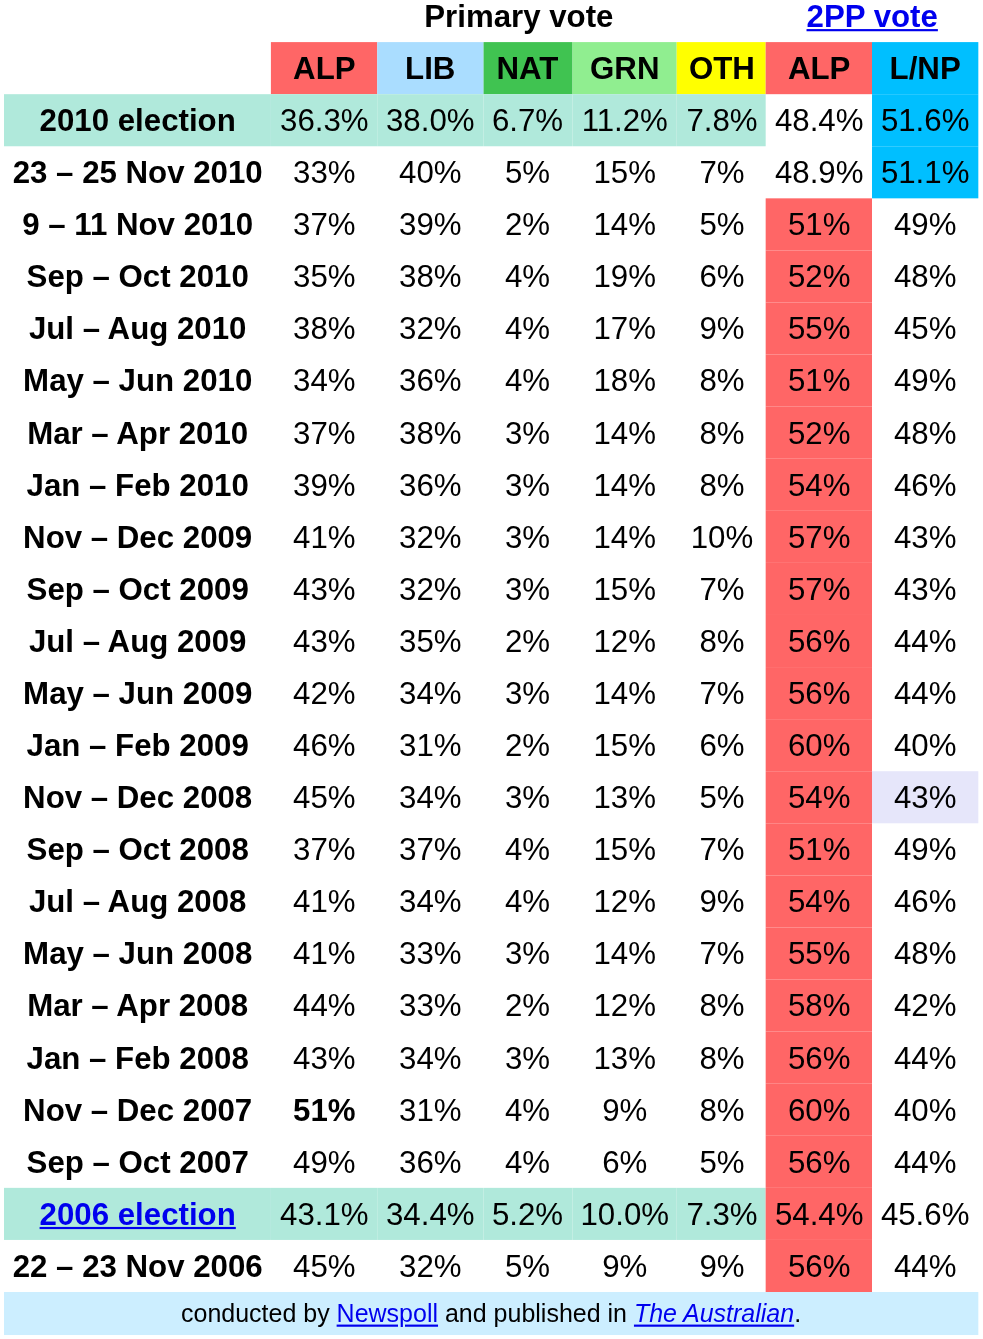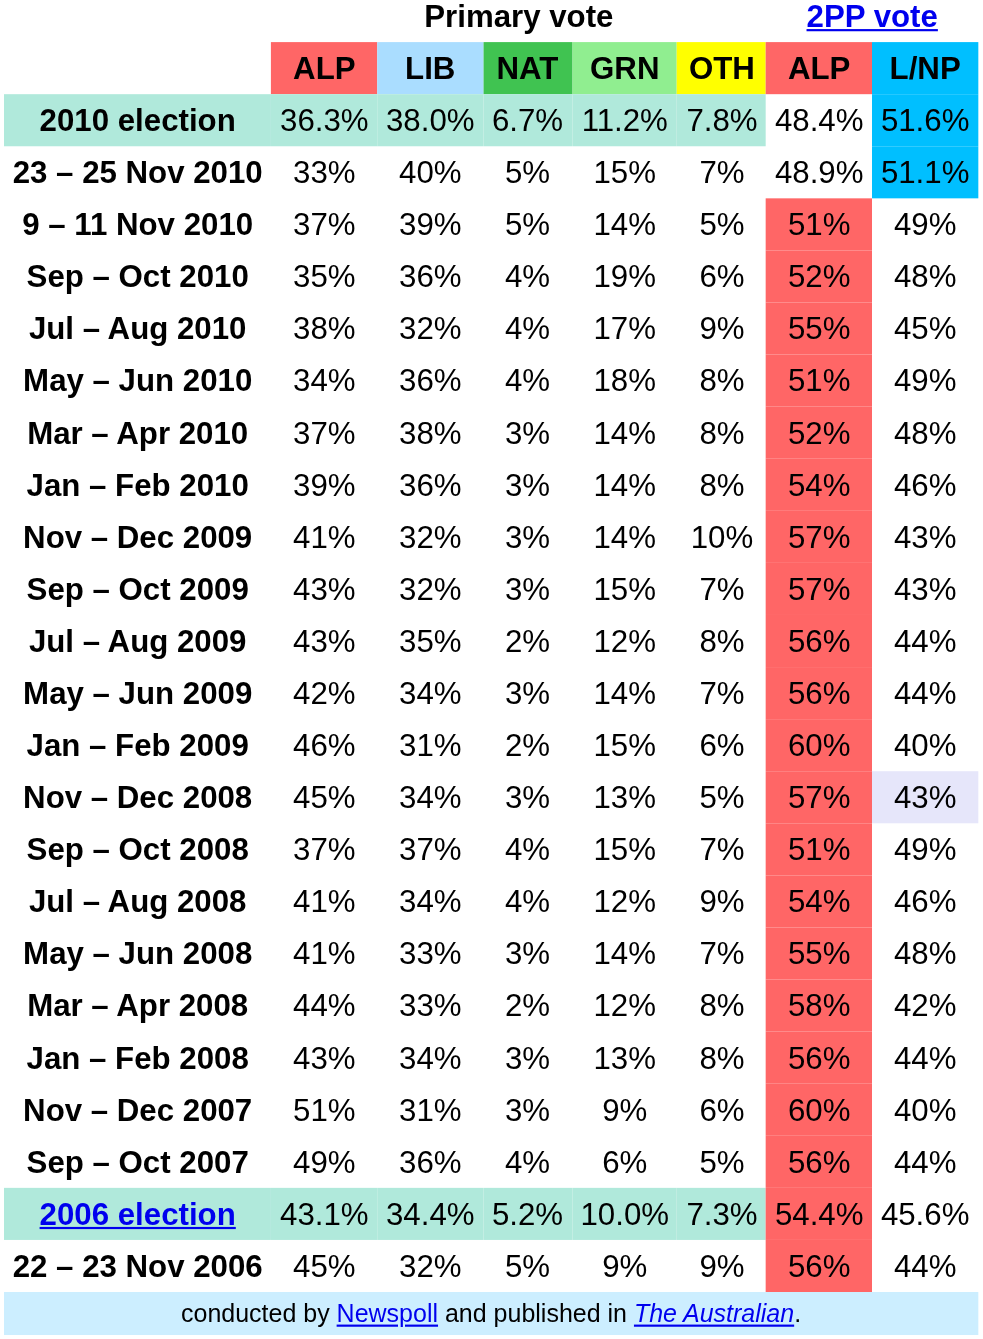(528, 224) 2% -> (528, 224) 5%
(430, 276) 38% -> (430, 276) 36%
(819, 797) 54% -> (819, 797) 57%
(324, 1109) bold -> (324, 1109) normal
(528, 1109) 4% -> (528, 1109) 3%
(722, 1109) 8% -> (722, 1109) 6%
